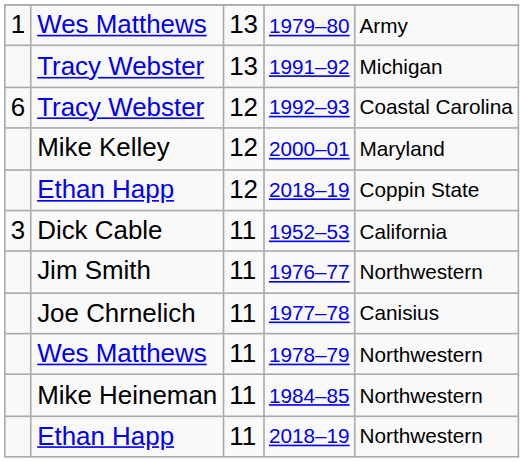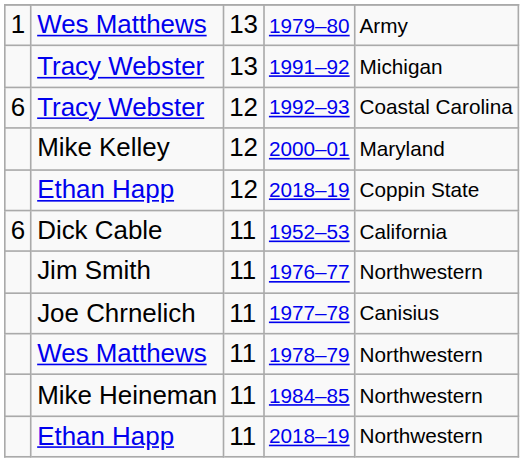(18, 230) 3 -> (18, 230) 6
